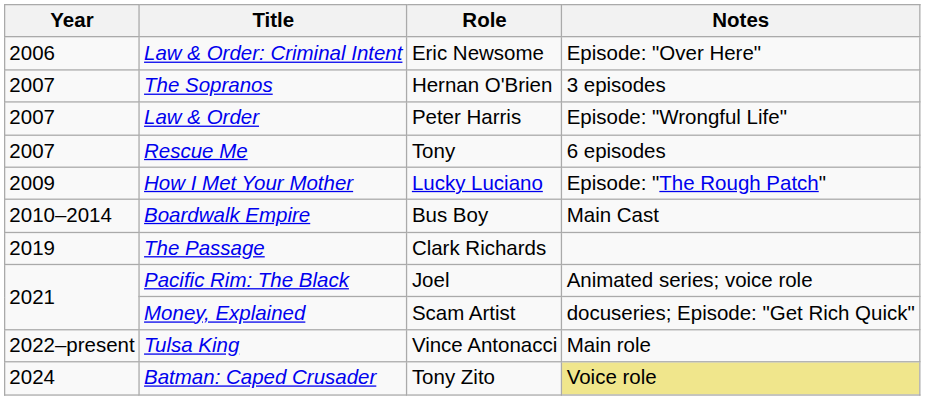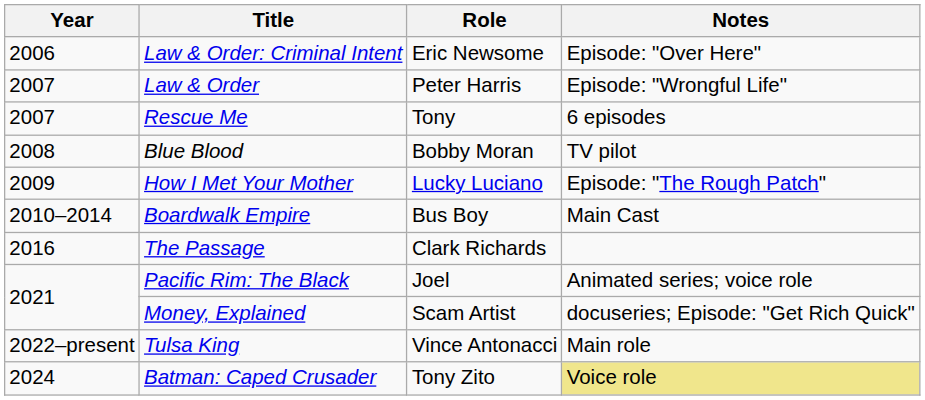- row: (208, 85)
+ row: (194, 150)
(32, 248) 2019 -> (32, 248) 2016
